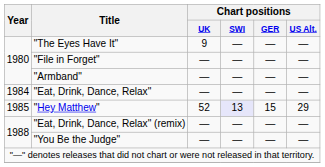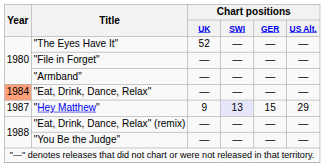(204, 44) 9 -> (204, 44) 52
(18, 92) no background -> (18, 92) lightsalmon background
(18, 108) 1985 -> (18, 108) 1987
(204, 108) 52 -> (204, 108) 9
